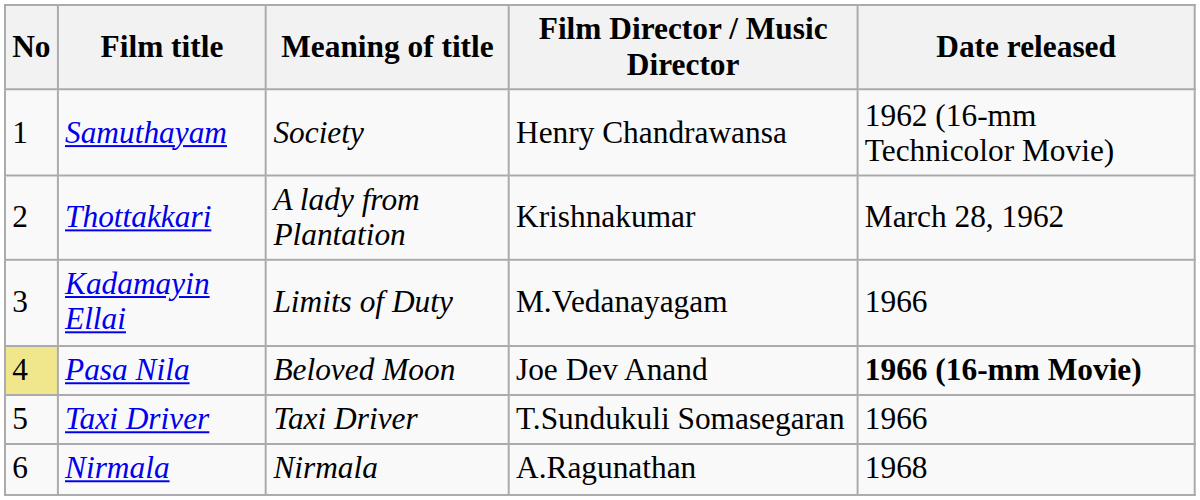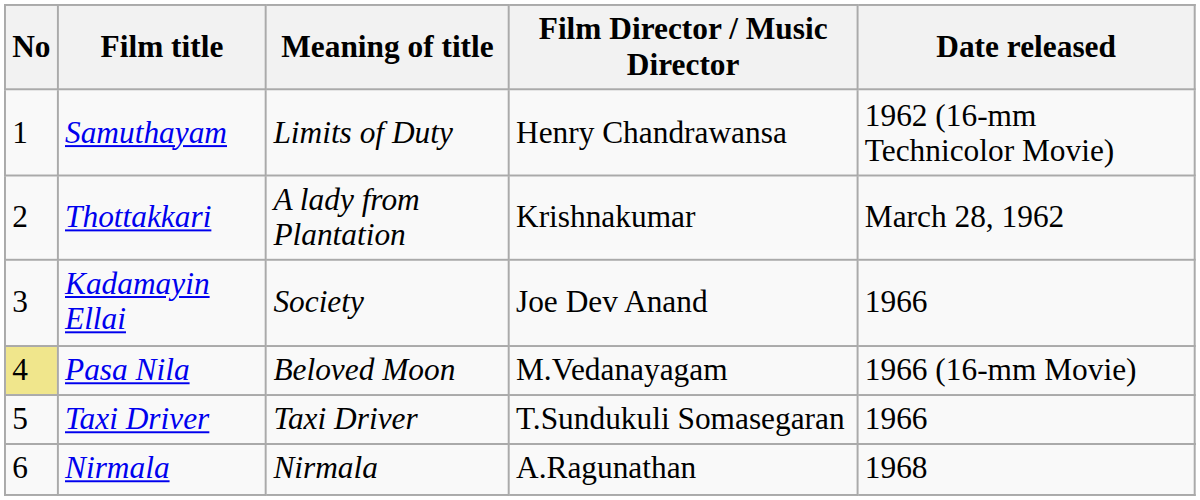(319, 132) Society -> (363, 132) Limits of Duty
(363, 302) Limits of Duty -> (319, 302) Society
(622, 302) M.Vedanayagam -> (612, 302) Joe Dev Anand
(612, 369) Joe Dev Anand -> (622, 369) M.Vedanayagam
(1003, 369) bold -> (1001, 369) normal
